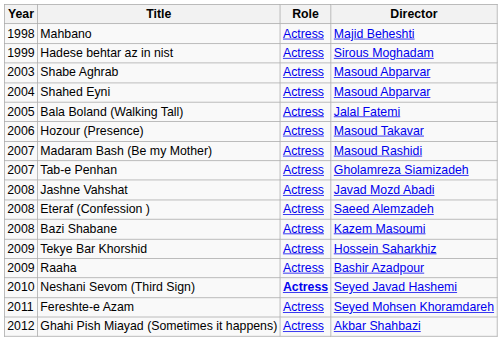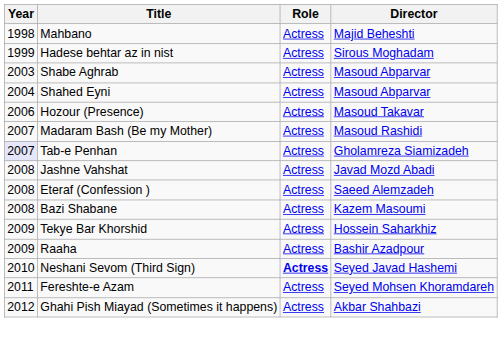- row: (112, 111)
(21, 170) no background -> (21, 151) lavender background
